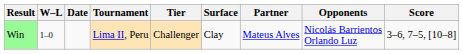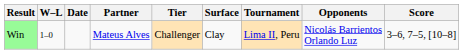columns swapped: (121, 12) <-> (271, 12)
